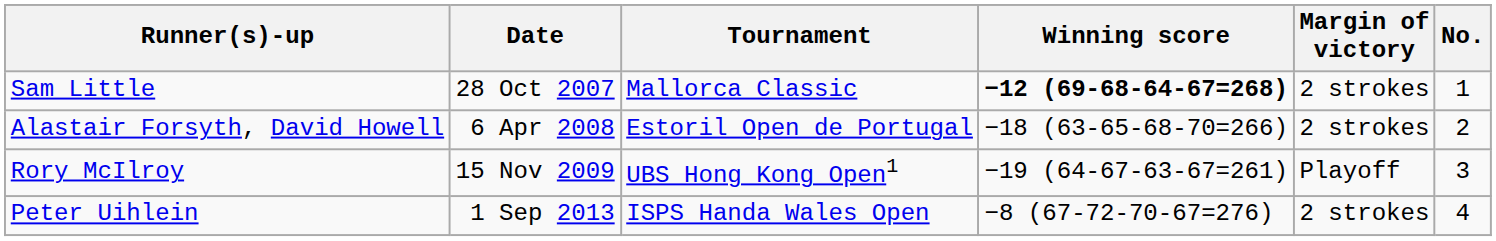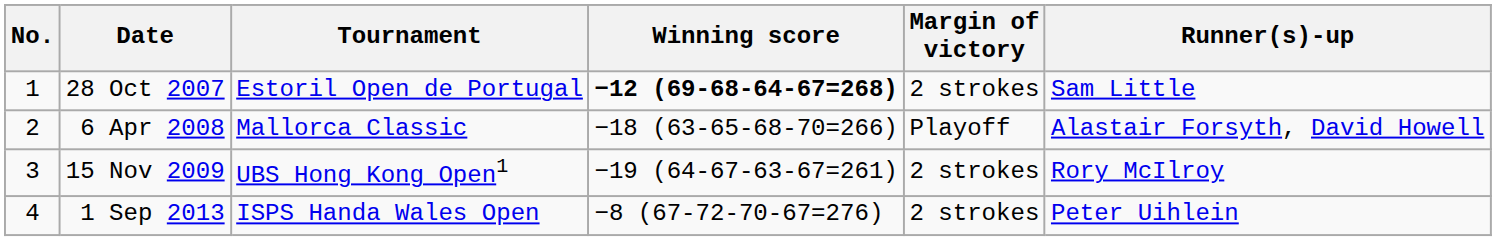columns swapped: (1463, 38) <-> (227, 38)
(742, 91) Mallorca Classic -> (410, 91) Estoril Open de Portugal
(800, 130) Estoril Open de Portugal -> (352, 130) Mallorca Classic
(1364, 130) 2 strokes -> (960, 130) Playoff
(1350, 173) Playoff -> (974, 173) 2 strokes
